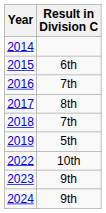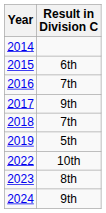(69, 103) 8th -> (69, 103) 9th
(69, 179) 9th -> (69, 179) 8th
